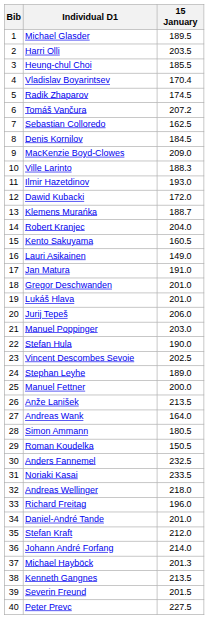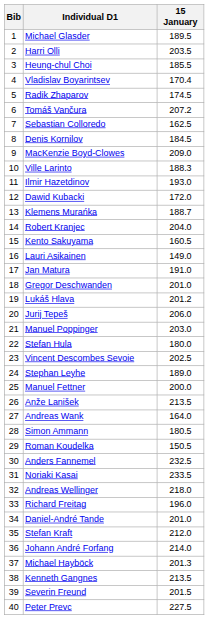(180, 299) 201.0 -> (180, 299) 201.2
(180, 343) 190.0 -> (180, 343) 180.0
